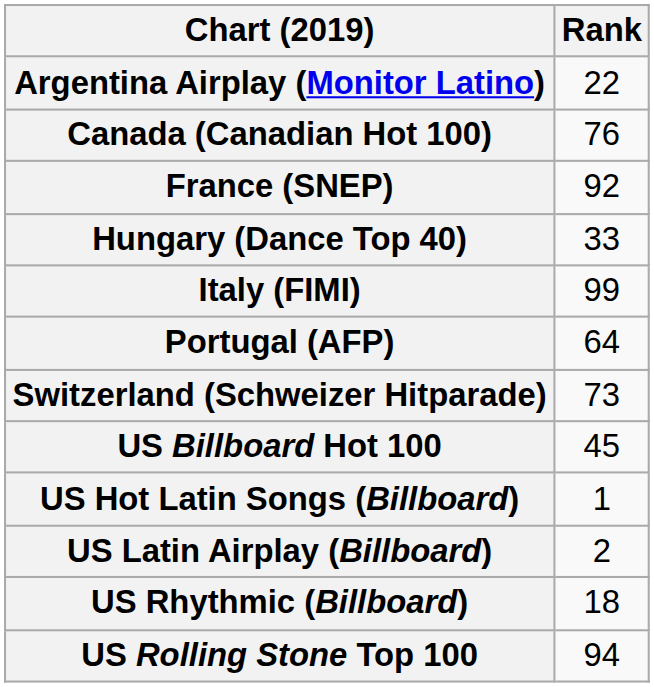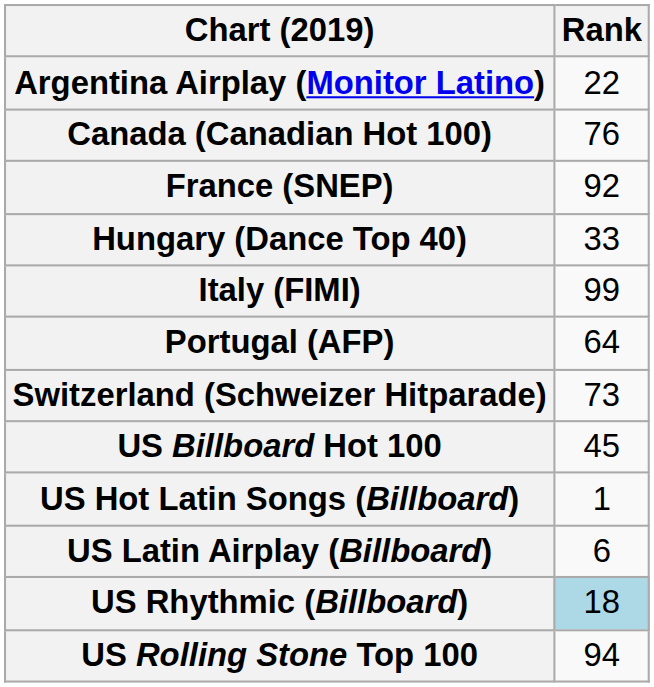(602, 550) 2 -> (602, 550) 6
(602, 602) no background -> (602, 602) lightblue background
